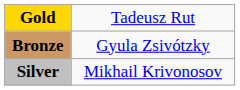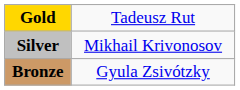rows swapped: (38, 71) <-> (38, 44)
